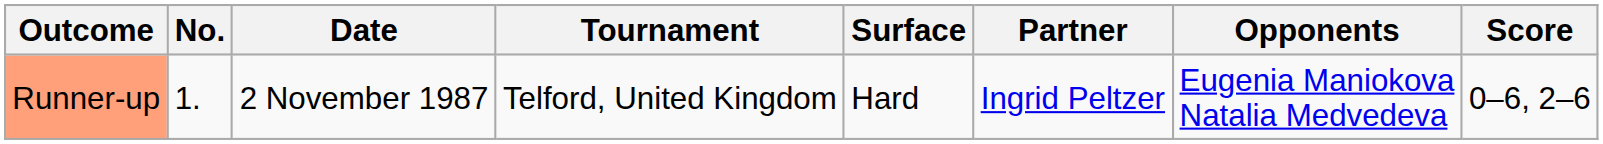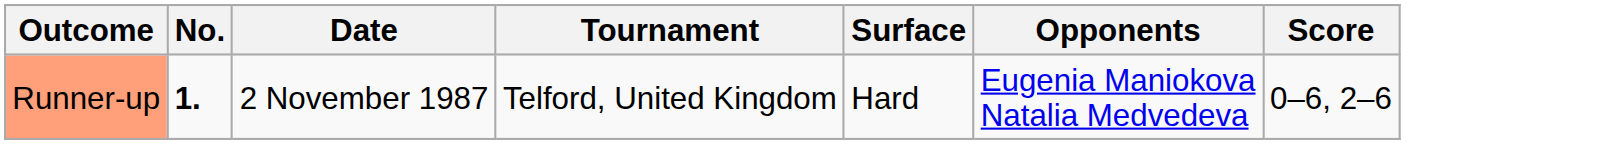- column: (1073, 30)
(188, 97) normal -> (188, 97) bold
